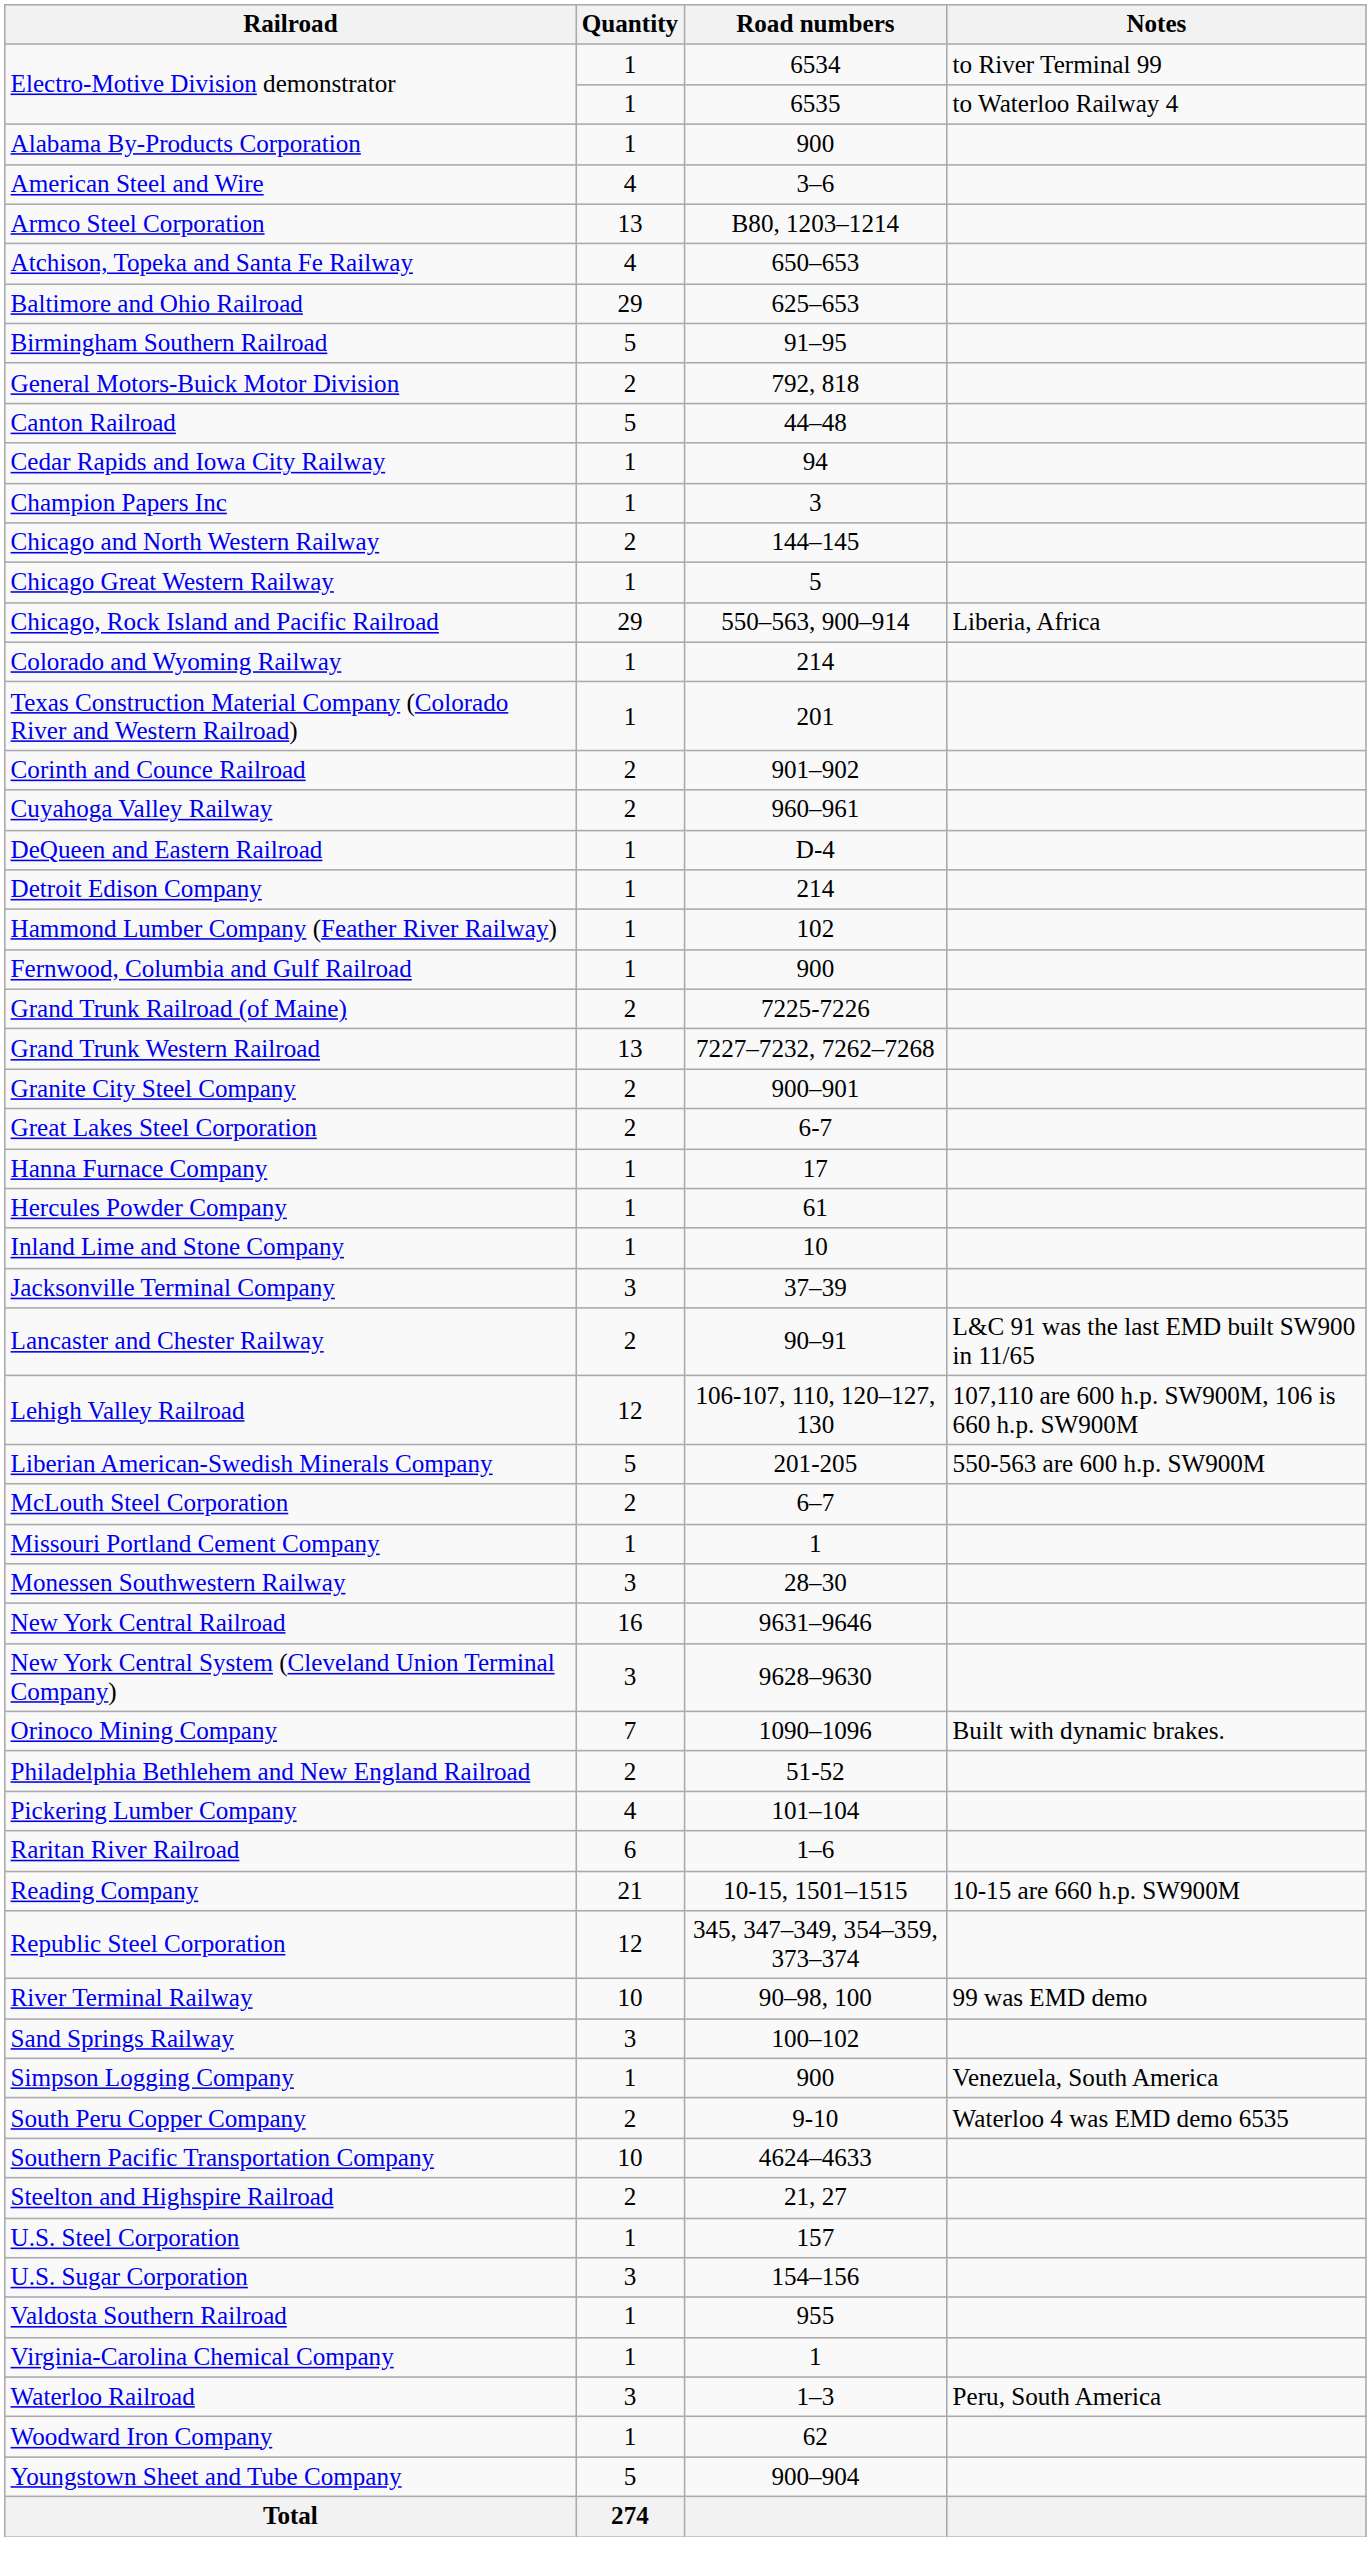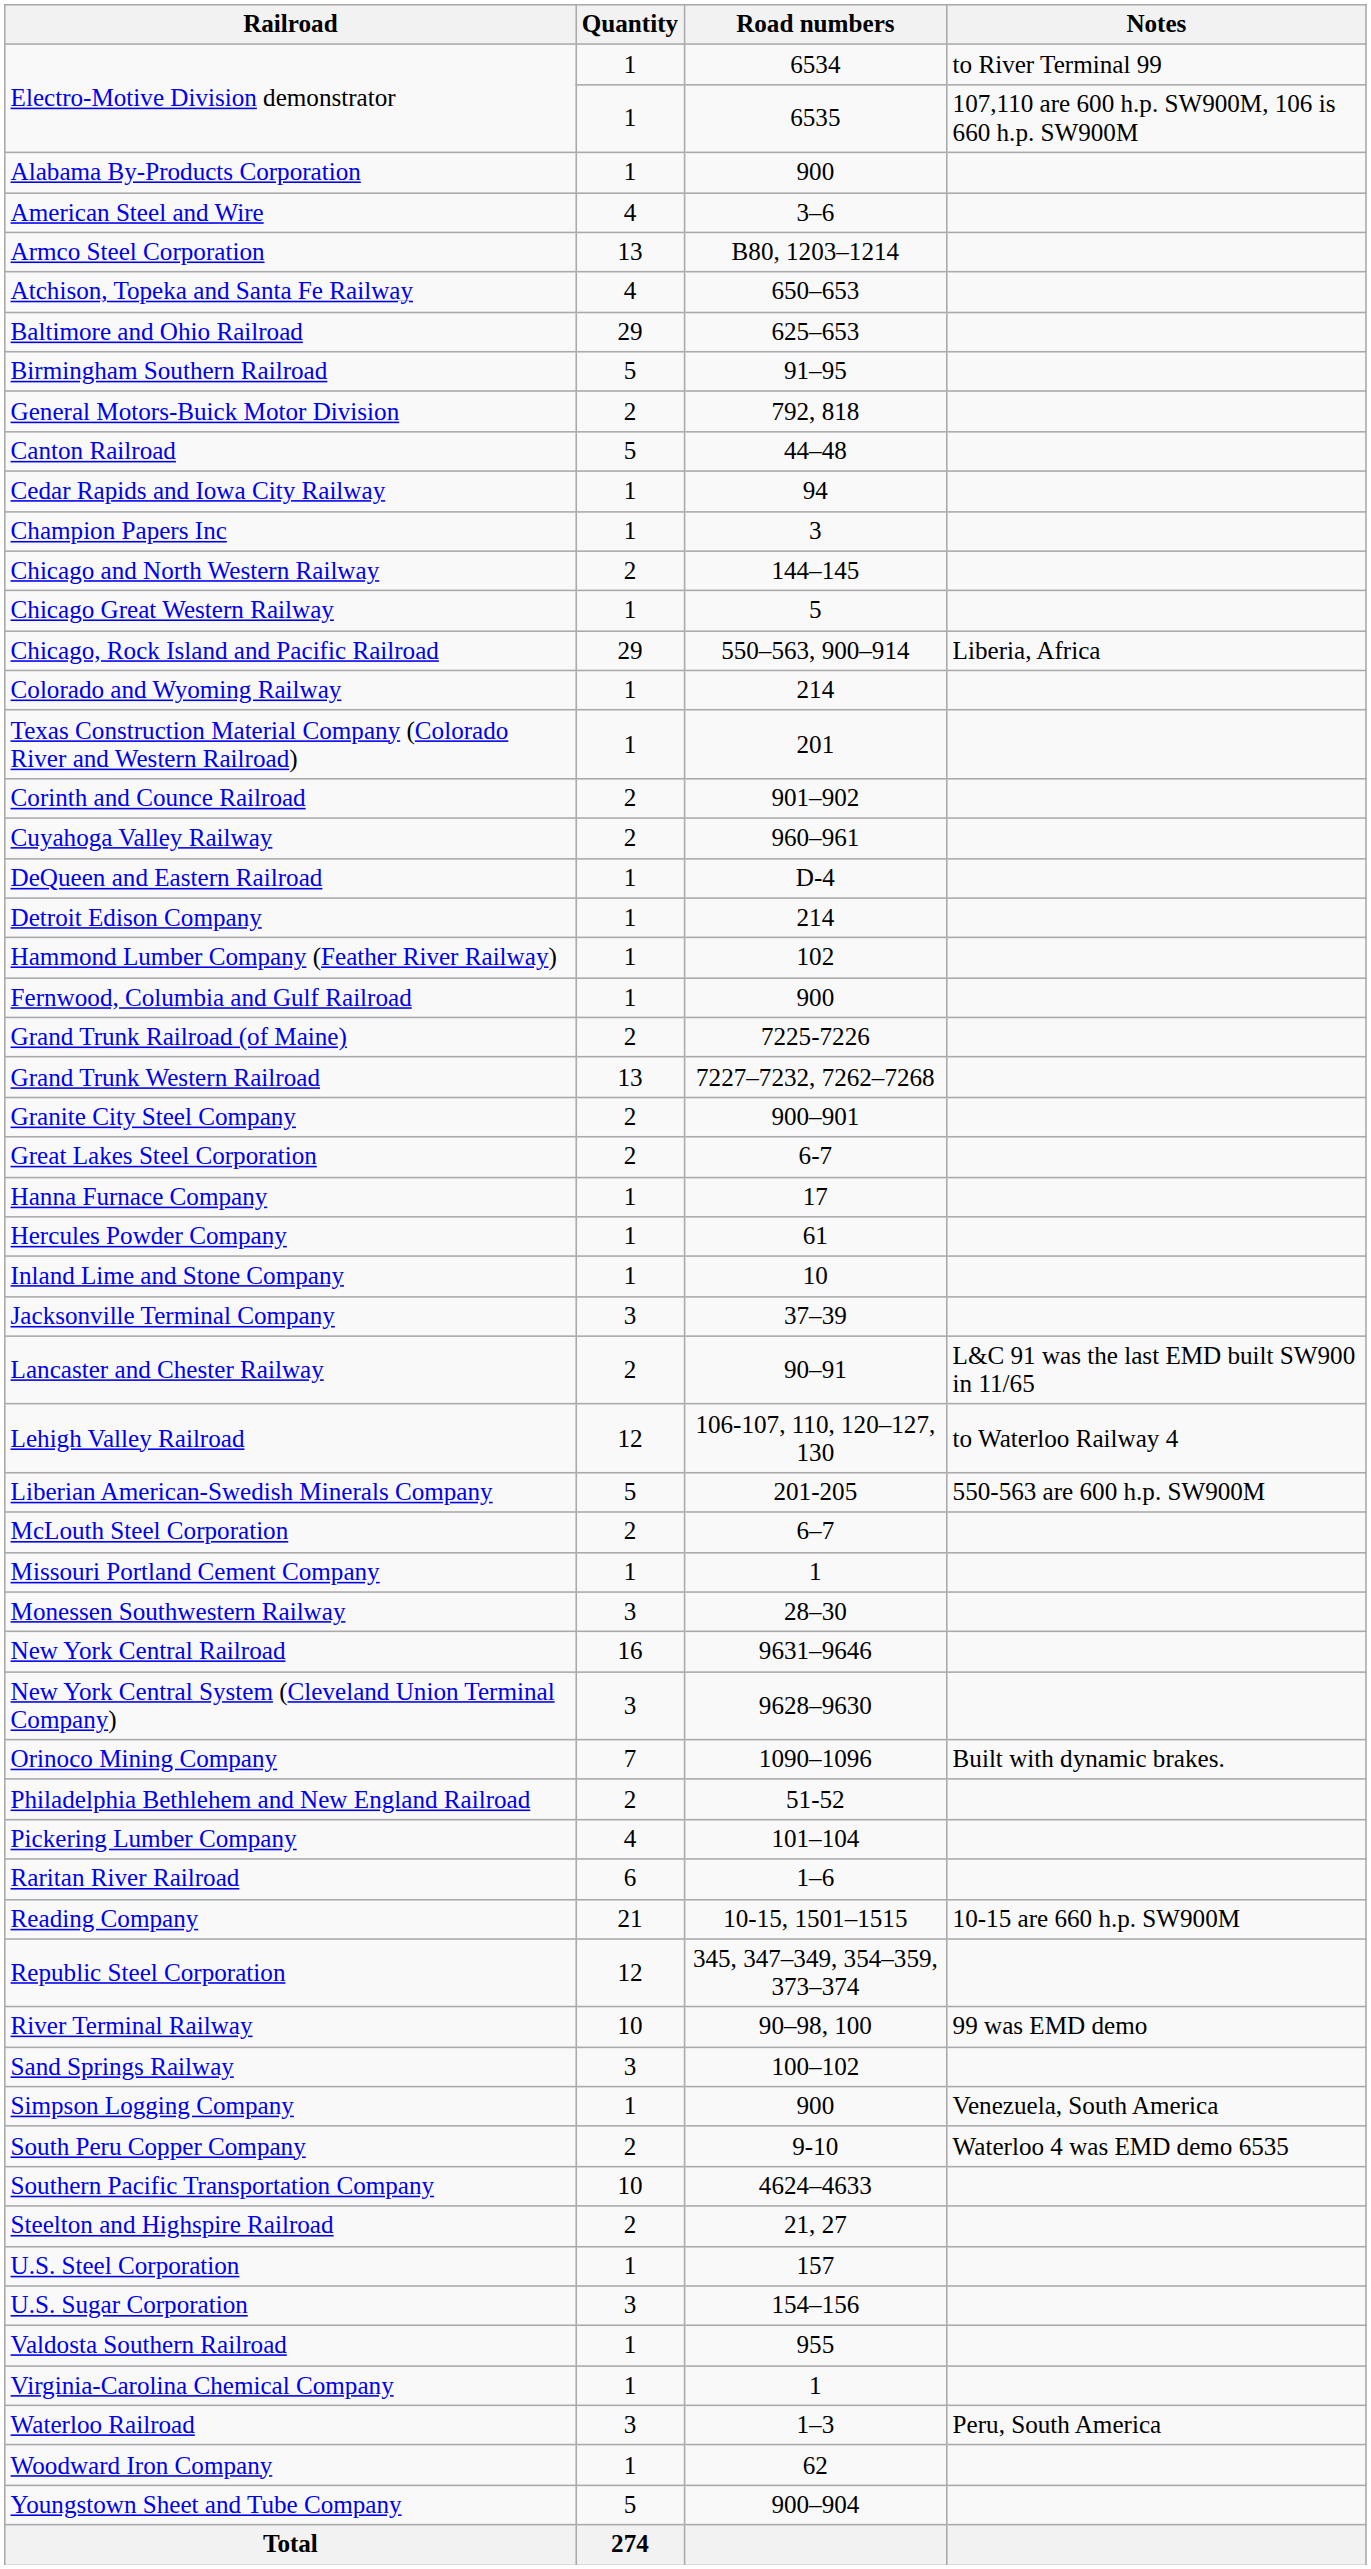(1065, 104) to Waterloo Railway 4 -> (1144, 118) 107,110 are 600 h.p. SW900M, 106 is 660 h.p. SW900M
(1144, 1409) 107,110 are 600 h.p. SW900M, 106 is 660 h.p. SW900M -> (1065, 1438) to Waterloo Railway 4
